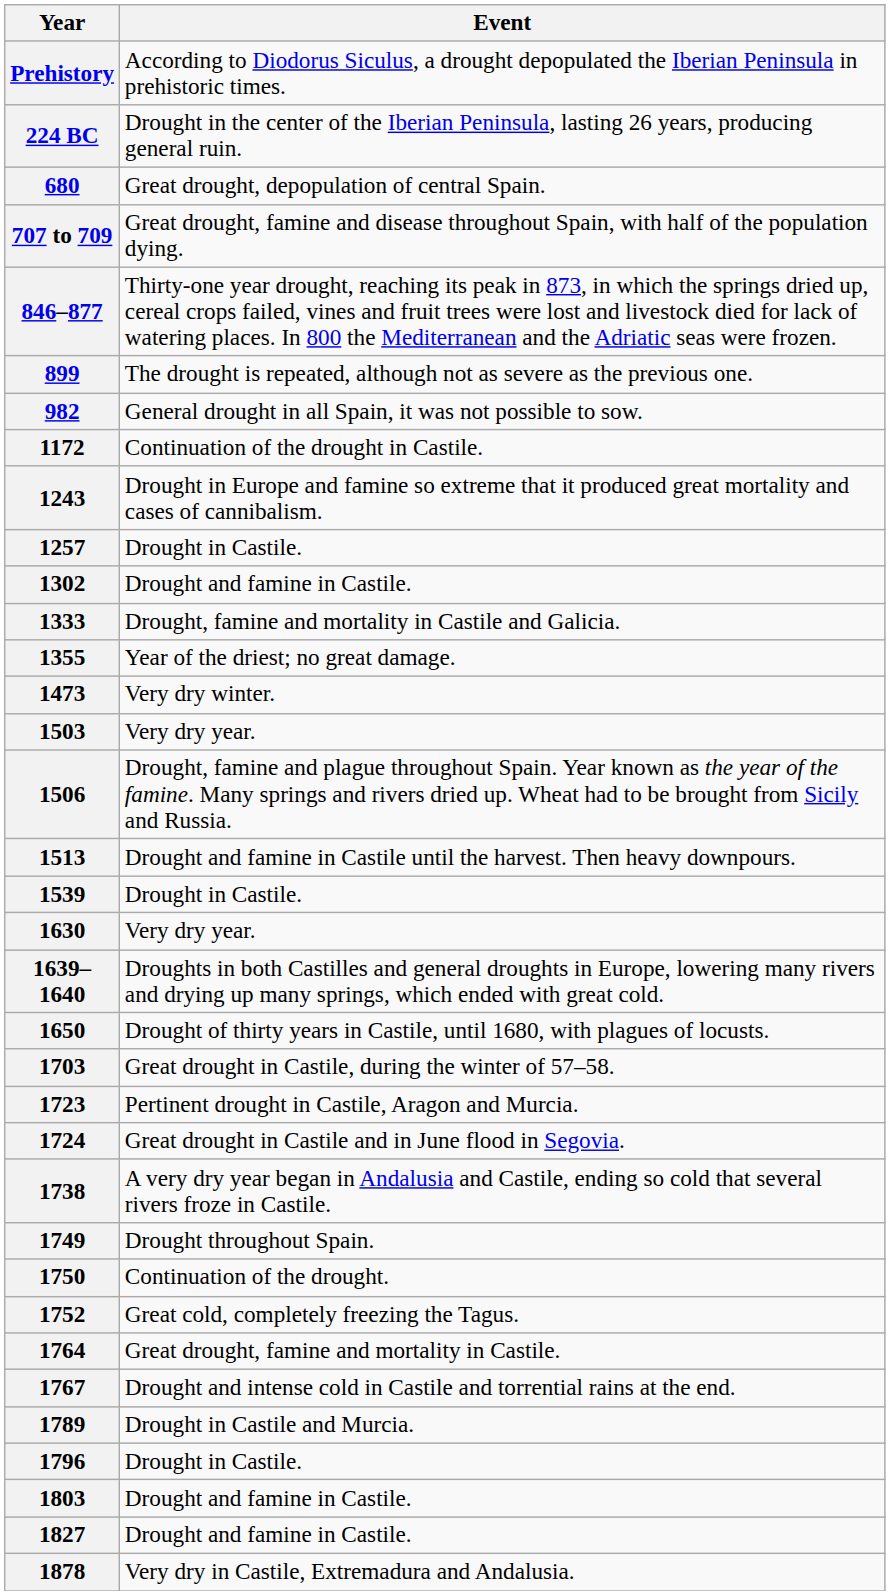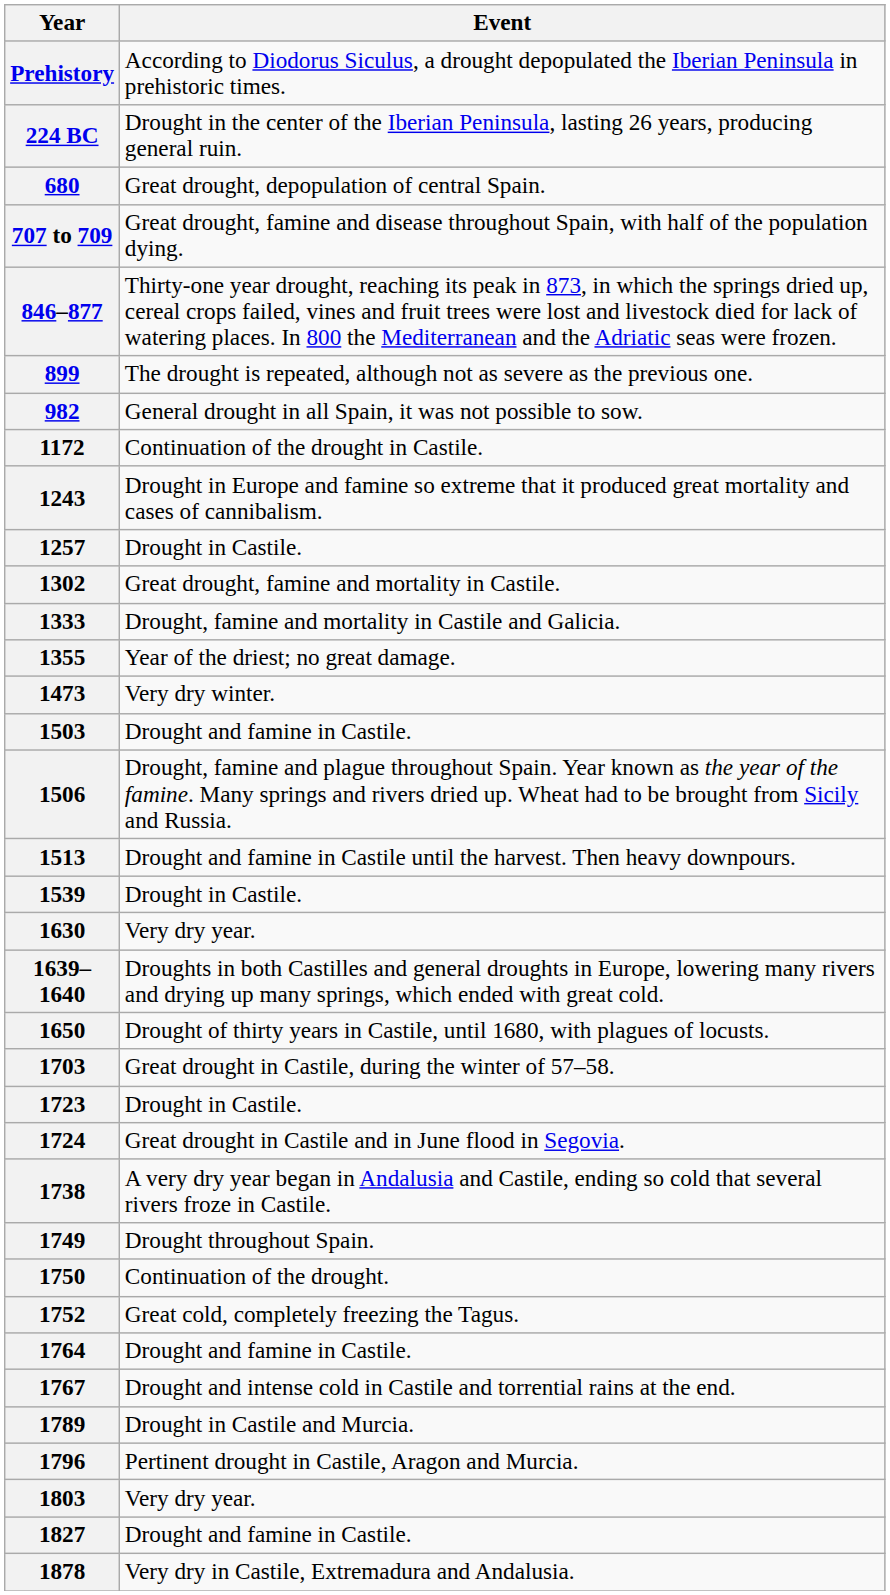(268, 584) Drought and famine in Castile. -> (343, 584) Great drought, famine and mortality in Castile.
(190, 731) Very dry year. -> (268, 731) Drought and famine in Castile.
(352, 1104) Pertinent drought in Castile, Aragon and Murcia. -> (213, 1104) Drought in Castile.
(343, 1350) Great drought, famine and mortality in Castile. -> (268, 1350) Drought and famine in Castile.
(213, 1461) Drought in Castile. -> (352, 1461) Pertinent drought in Castile, Aragon and Murcia.
(268, 1498) Drought and famine in Castile. -> (190, 1498) Very dry year.
